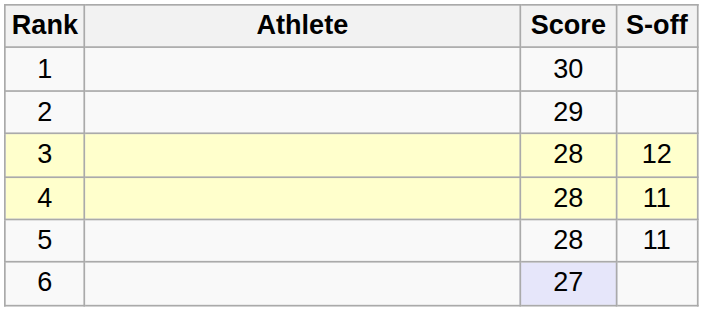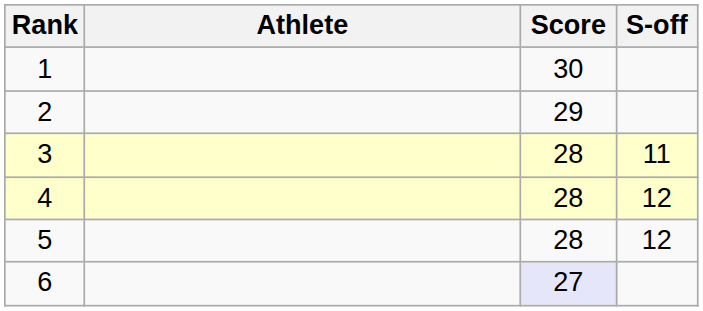(657, 154) 12 -> (657, 154) 11
(657, 197) 11 -> (657, 197) 12
(657, 240) 11 -> (657, 240) 12
